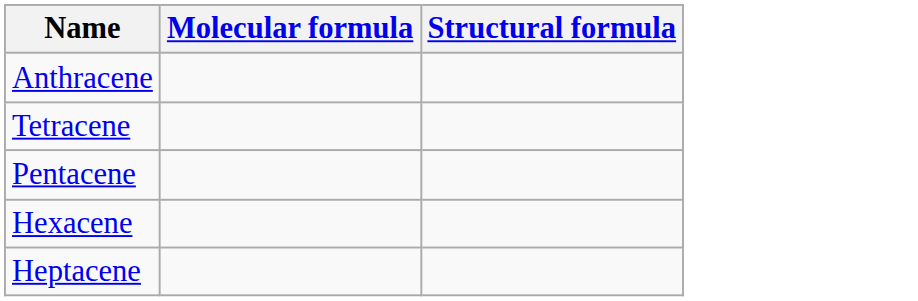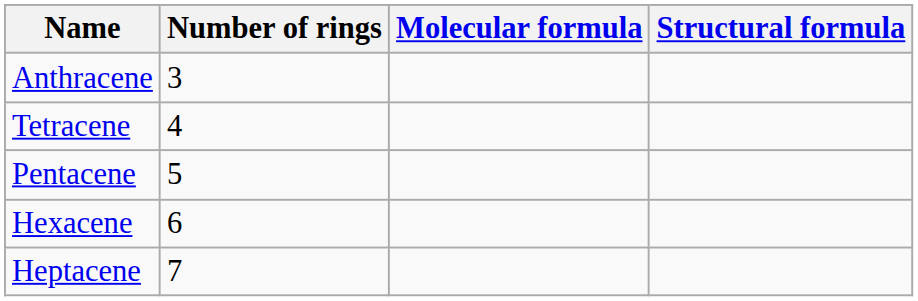+ column: (274, 28)
